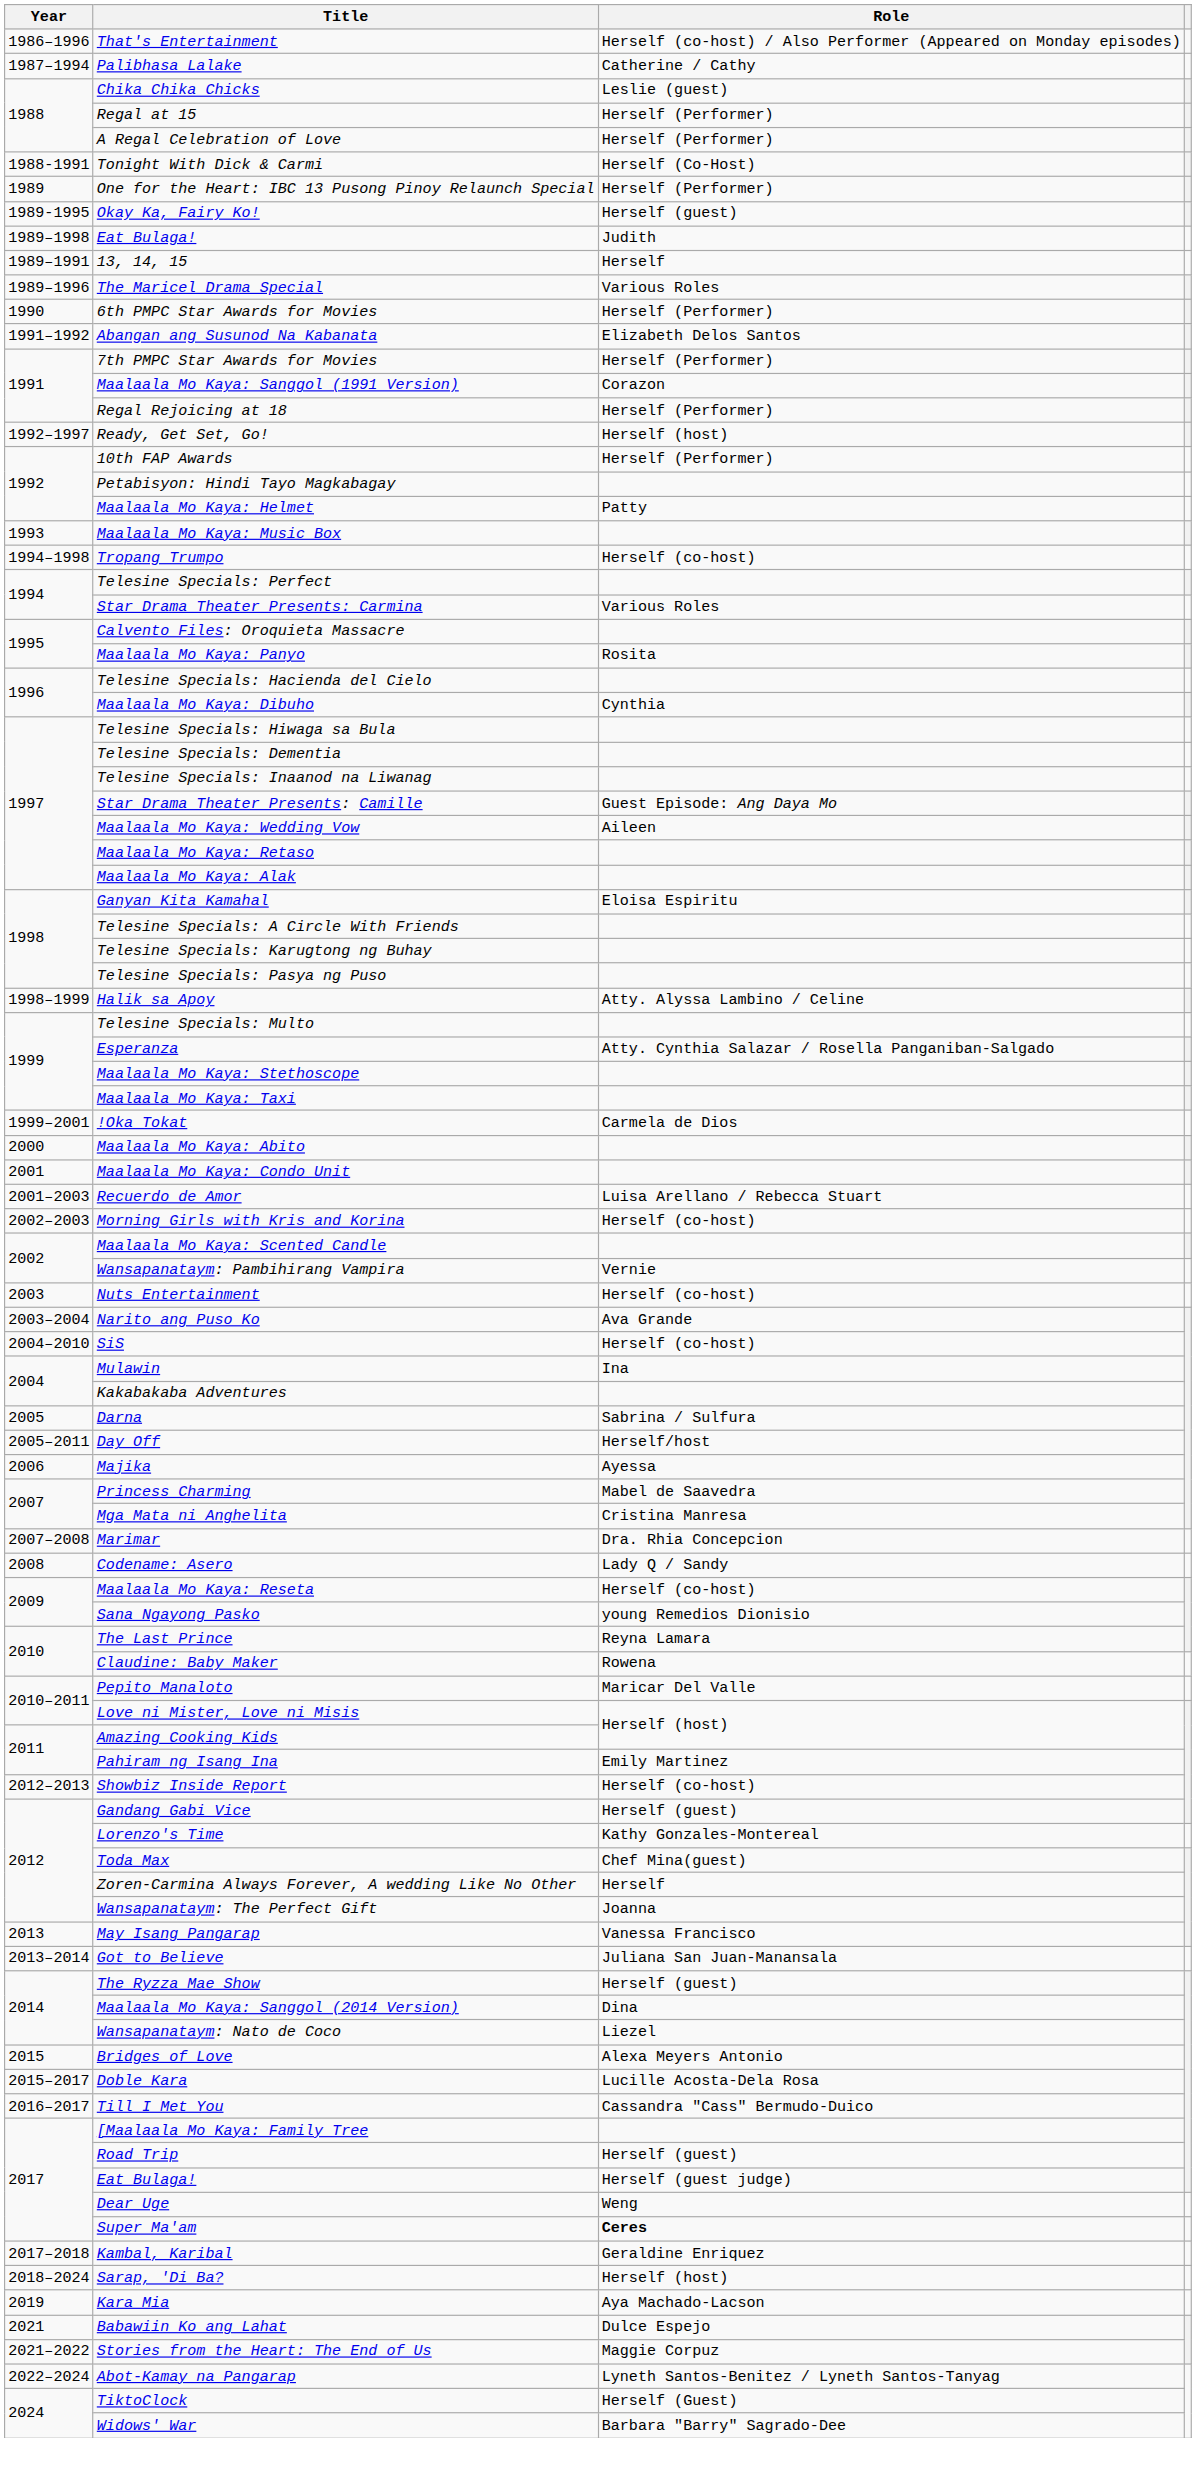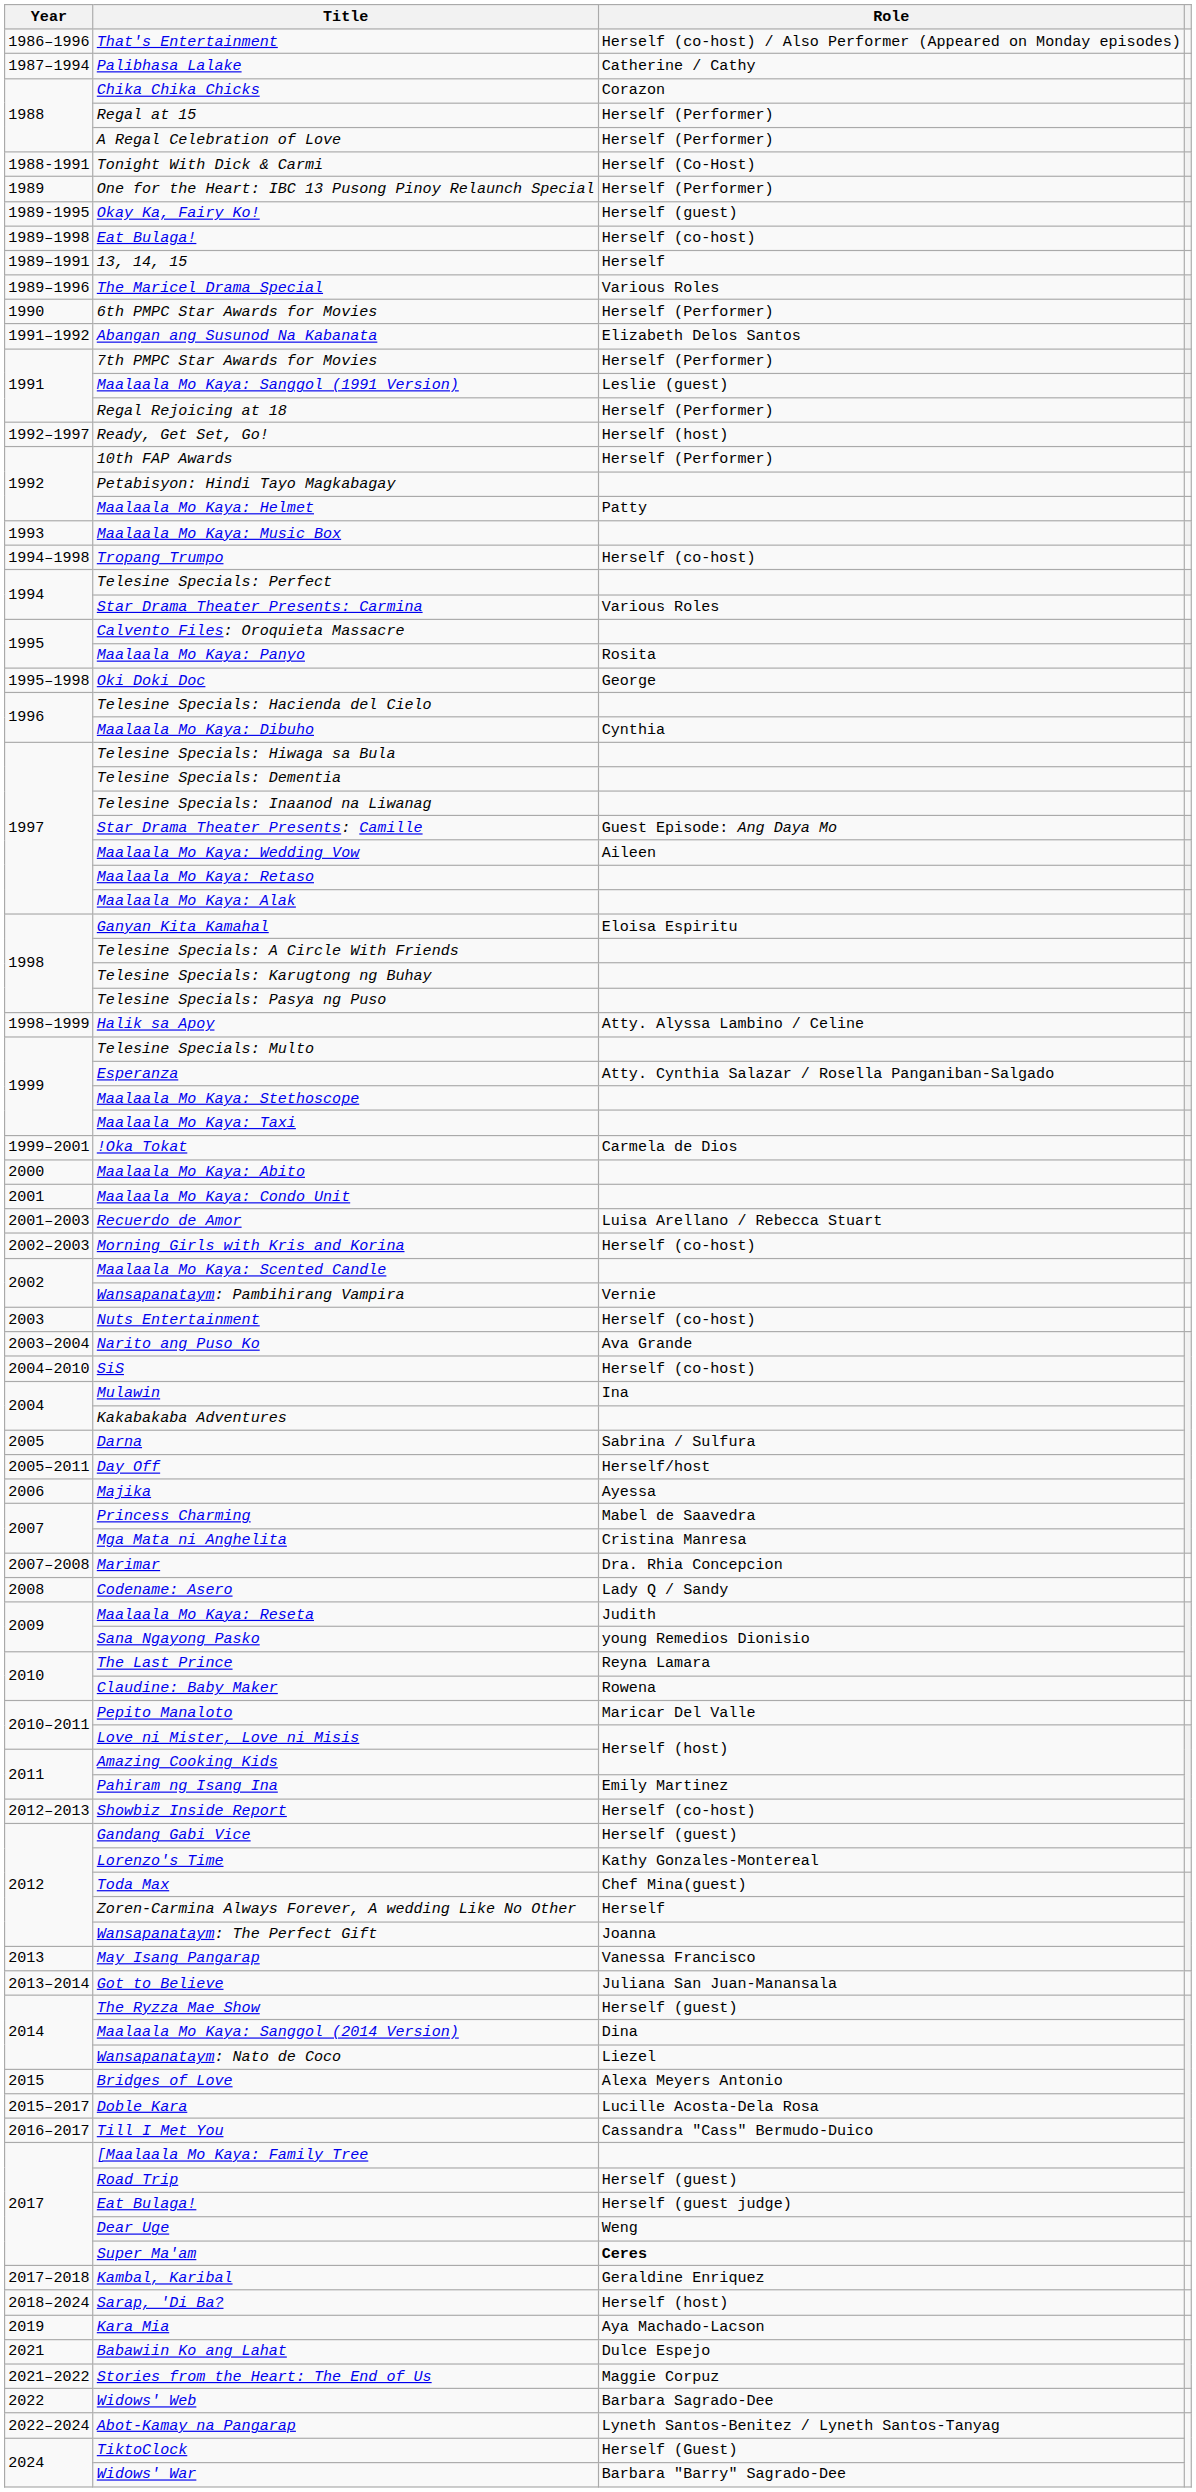(665, 91) Leslie (guest) -> (633, 91) Corazon
(629, 238) Judith -> (679, 238) Herself (co-host)
(633, 386) Corazon -> (665, 386) Leslie (guest)
+ row: (49, 680)
(679, 1590) Herself (co-host) -> (629, 1614) Judith
+ row: (26, 2401)
